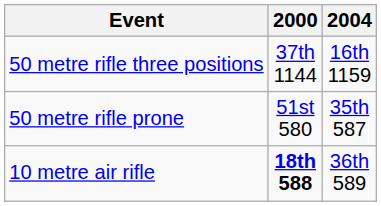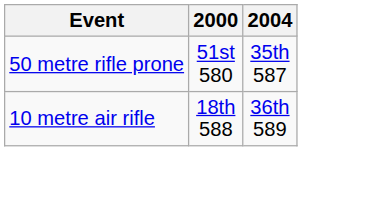- row: (136, 63)
(295, 173) bold -> (216, 118) normal
